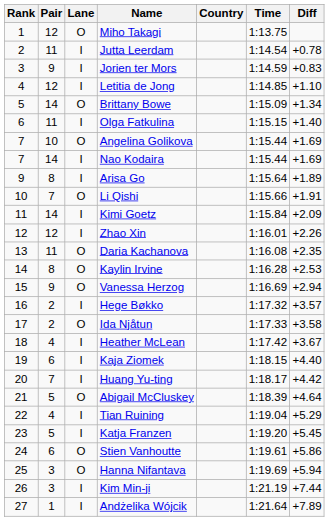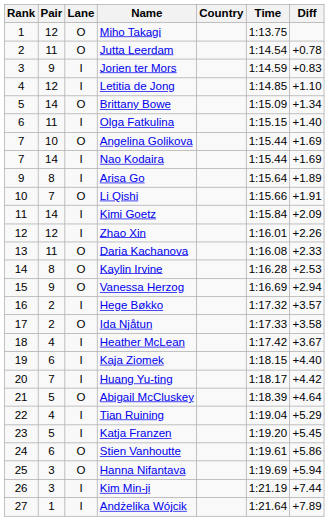(81, 50) I -> (81, 50) O
(307, 251) +2.35 -> (307, 251) +2.33
